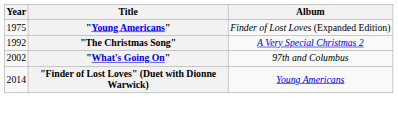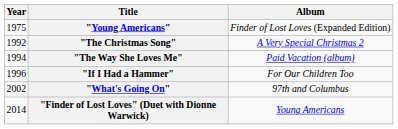+ row: (128, 58)
+ row: (128, 74)
